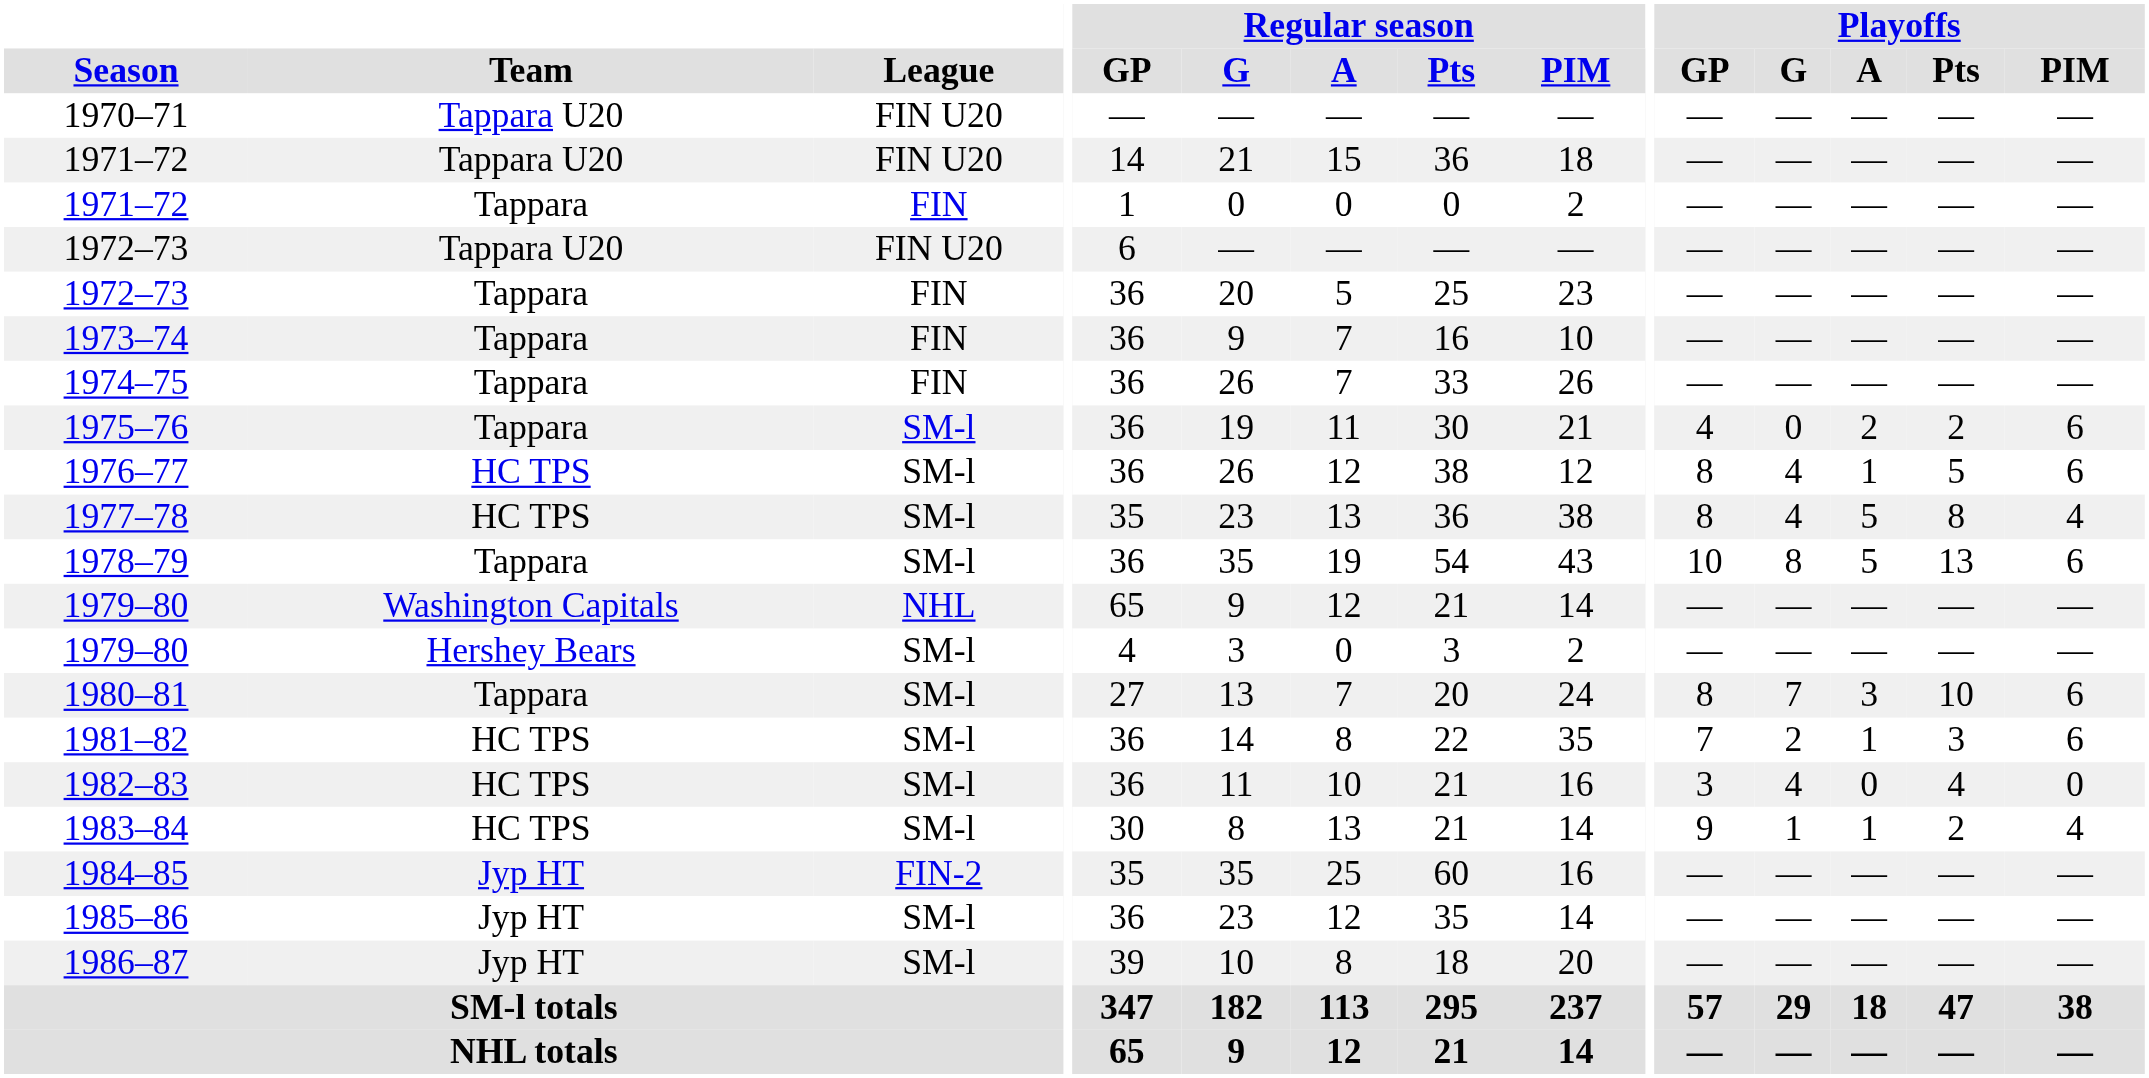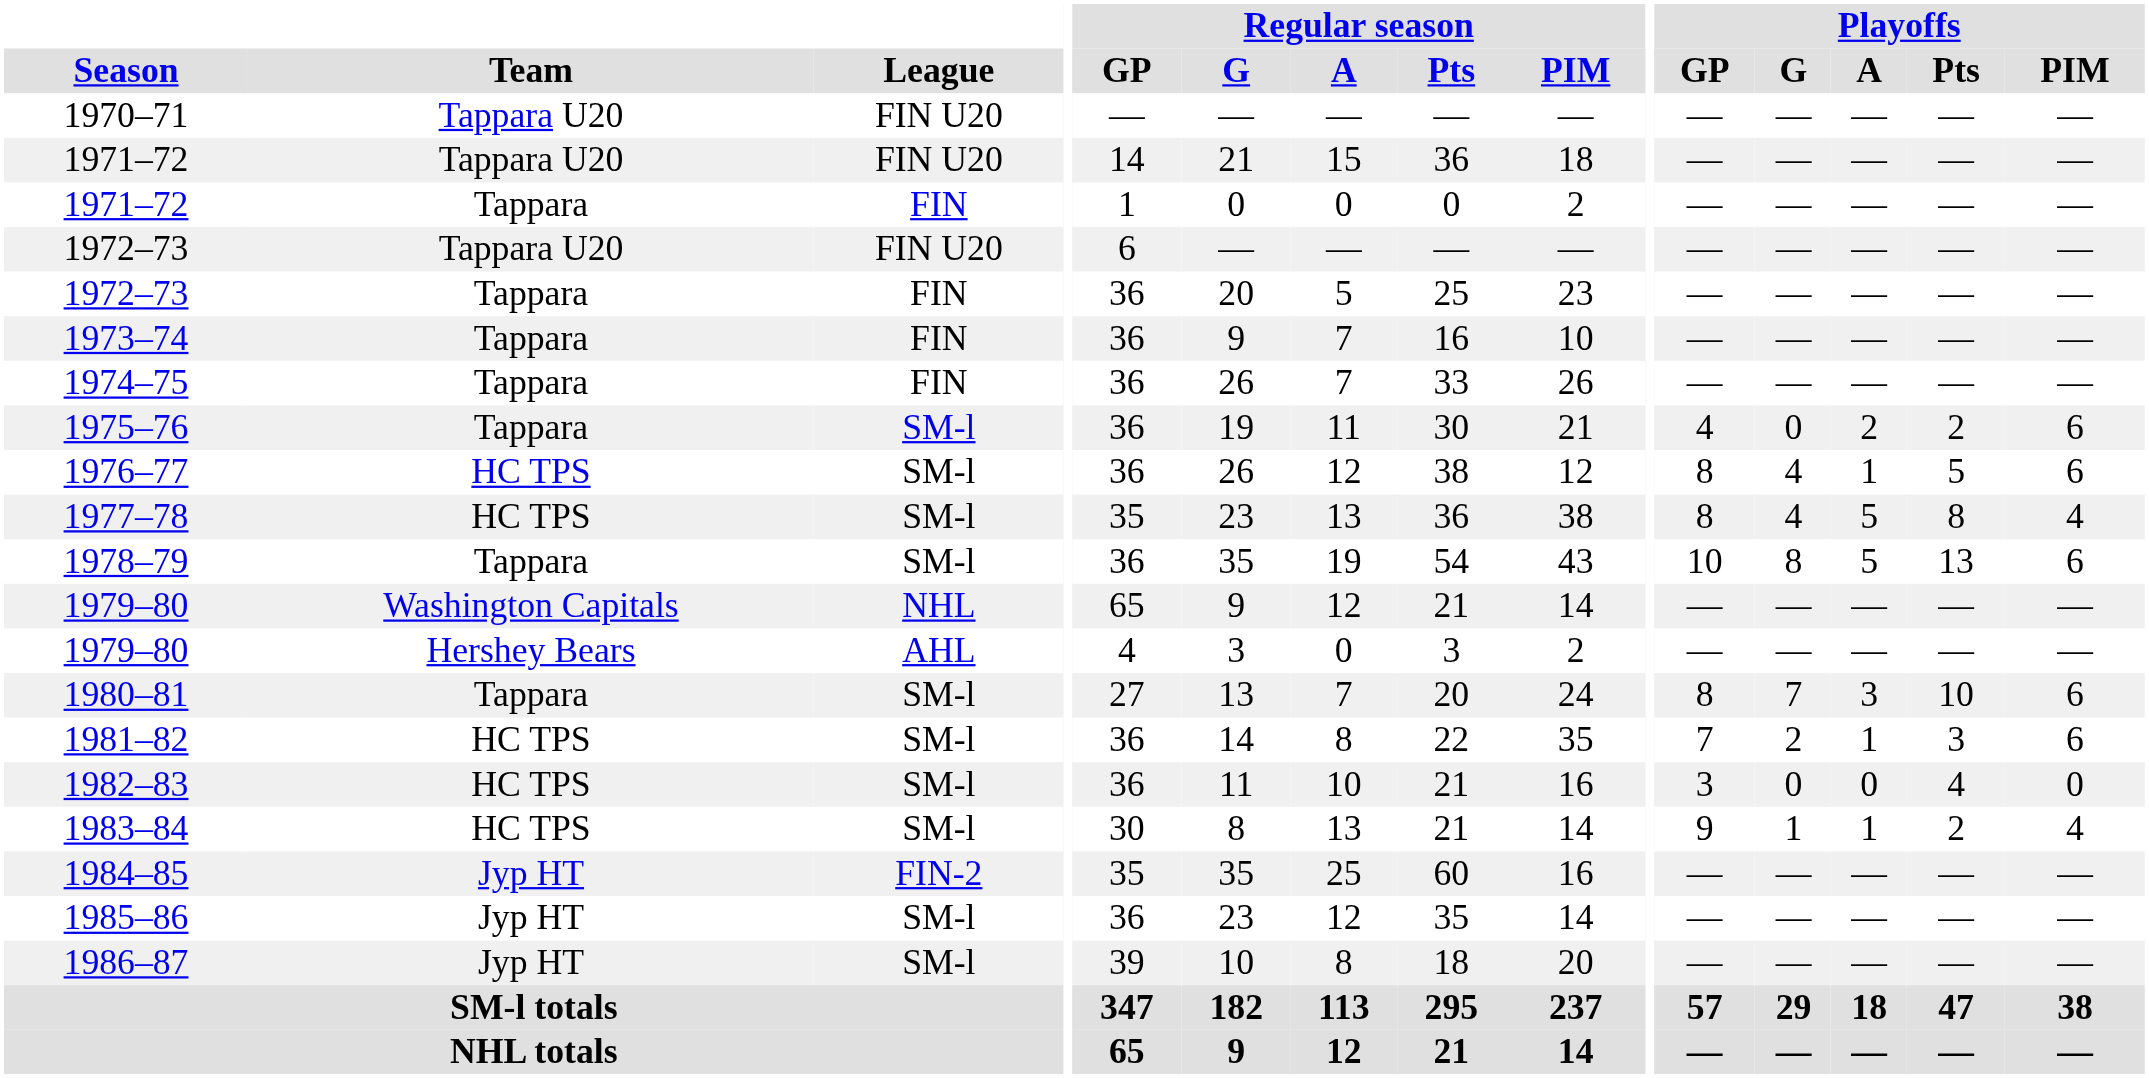(939, 650) SM-l -> (939, 650) AHL
(1793, 783) 4 -> (1793, 783) 0
